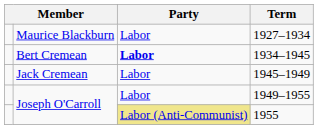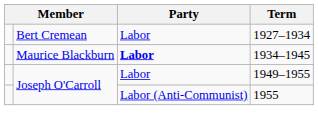(65, 34) Maurice Blackburn -> (52, 34) Bert Cremean
(52, 54) Bert Cremean -> (65, 54) Maurice Blackburn
- row: (282, 74)
(184, 114) khaki background -> (184, 94) no background
